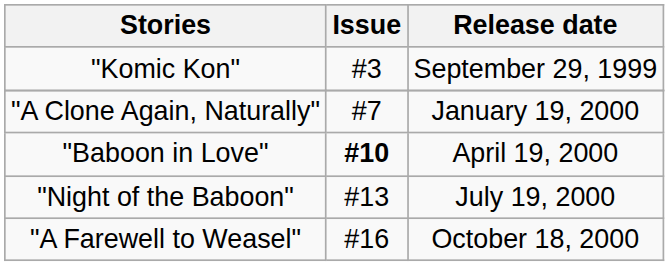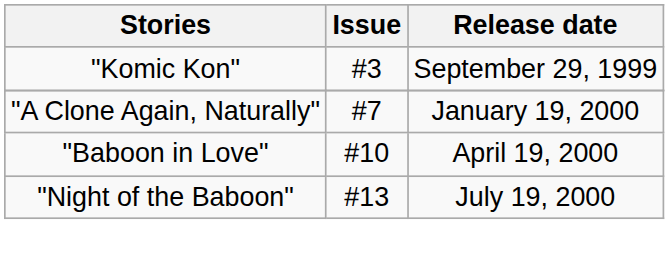(367, 153) bold -> (367, 153) normal
- row: (166, 238)
